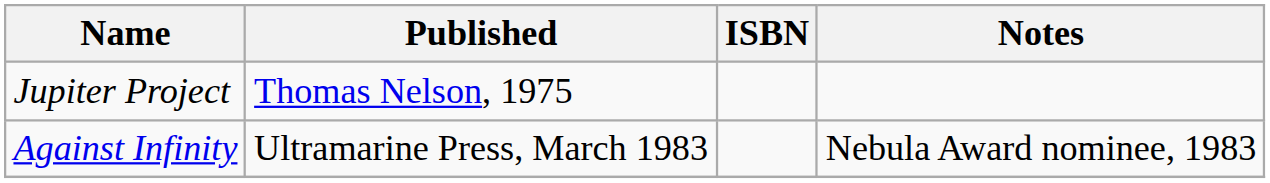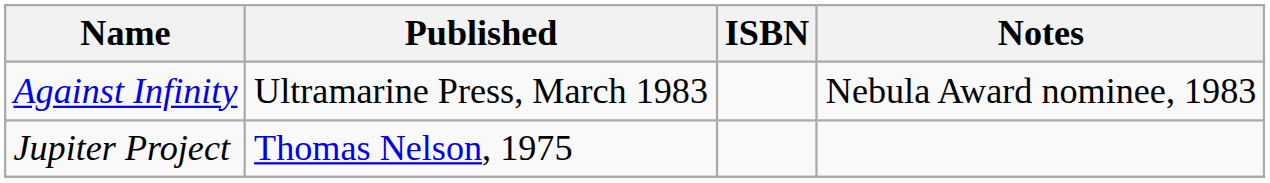rows swapped: (122, 90) <-> (125, 147)
